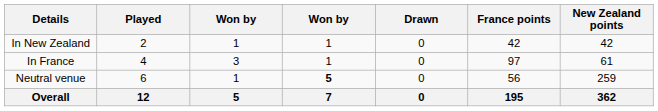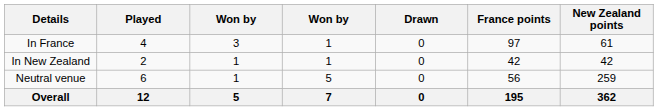rows swapped: (51, 61) <-> (51, 43)
(329, 79) bold -> (329, 79) normal
